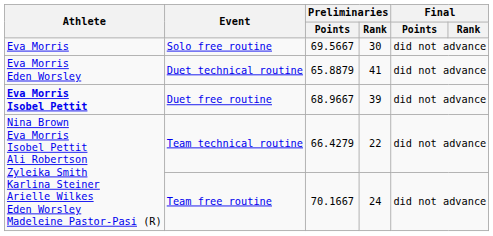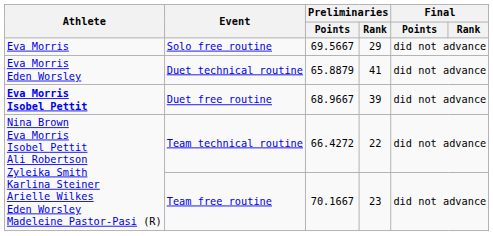(375, 46) 30 -> (375, 46) 29
(332, 143) 66.4279 -> (332, 143) 66.4272
(375, 201) 24 -> (375, 201) 23
